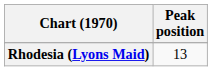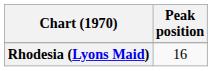(180, 54) 13 -> (180, 54) 16
